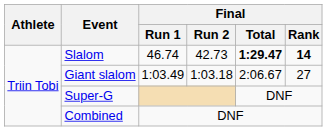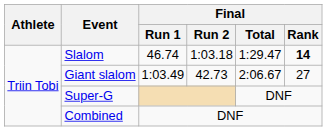(211, 55) 42.73 -> (211, 55) 1:03.18
(260, 55) bold -> (260, 55) normal
(211, 75) 1:03.18 -> (211, 75) 42.73
